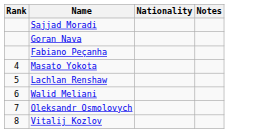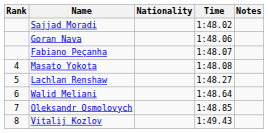+ column: (214, 11)
